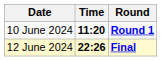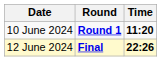columns swapped: (92, 13) <-> (132, 13)
